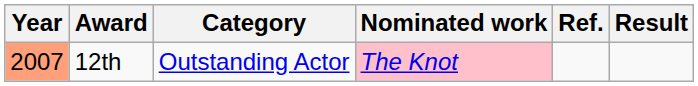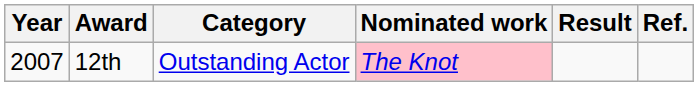columns swapped: (651, 23) <-> (581, 23)
(37, 61) lightsalmon background -> (37, 61) no background
